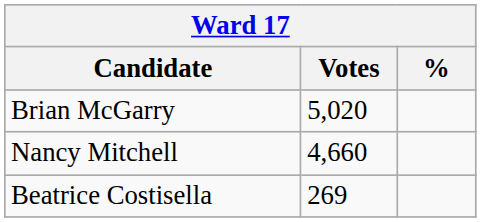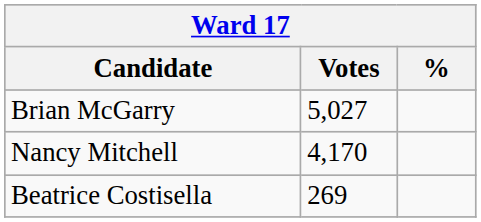(337, 110) 5,020 -> (337, 110) 5,027
(337, 152) 4,660 -> (337, 152) 4,170
